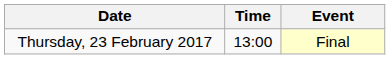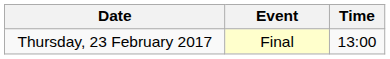columns swapped: (253, 16) <-> (333, 16)
